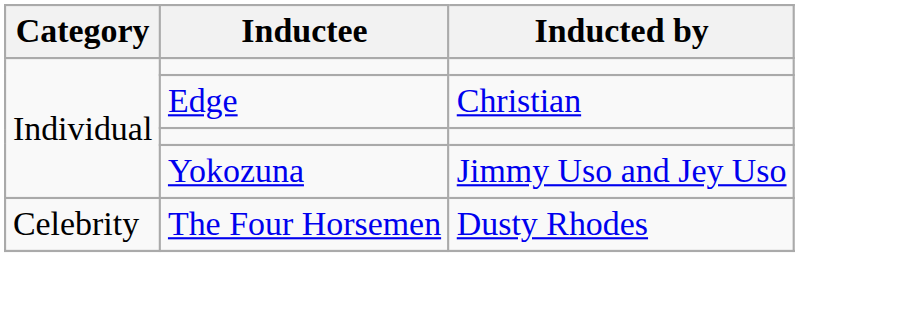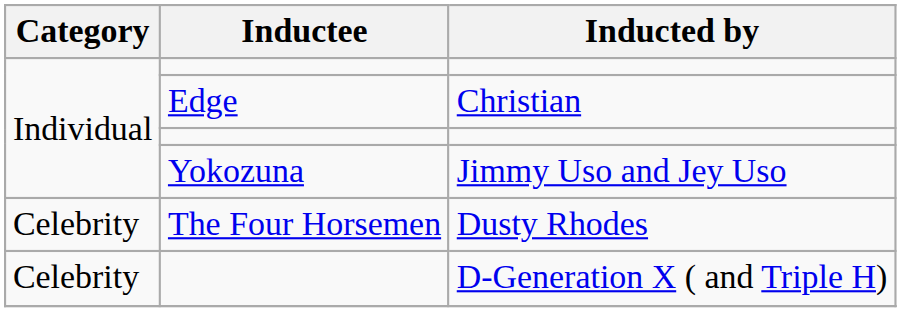+ row: (305, 278)
